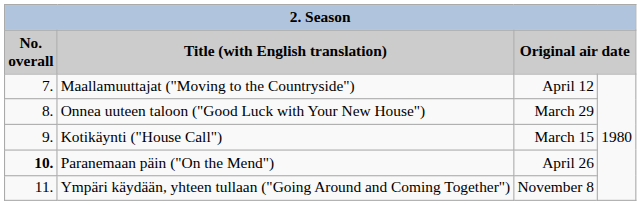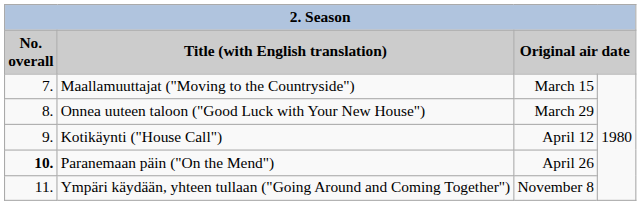(568, 86) April 12 -> (564, 86) March 15
(564, 137) March 15 -> (568, 137) April 12
